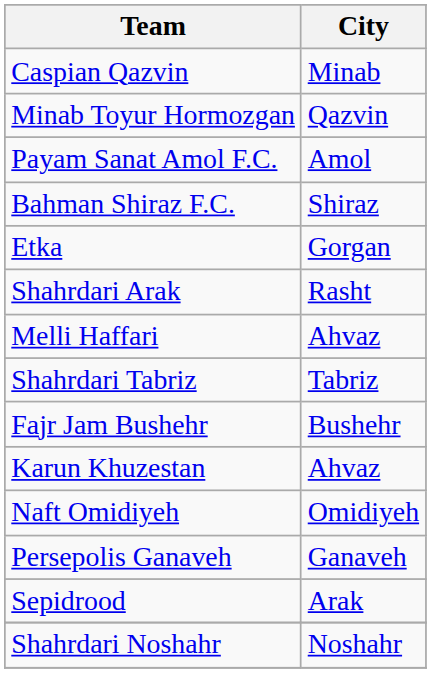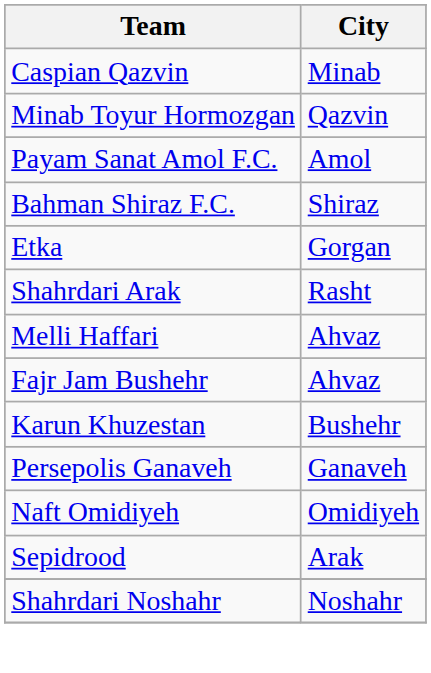- row: (104, 379)
(354, 423) Bushehr -> (344, 379) Ahvaz
(344, 468) Ahvaz -> (354, 423) Bushehr
rows swapped: (95, 512) <-> (121, 556)
